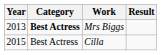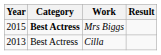(16, 27) 2013 -> (16, 27) 2015
(16, 42) 2015 -> (16, 42) 2013
